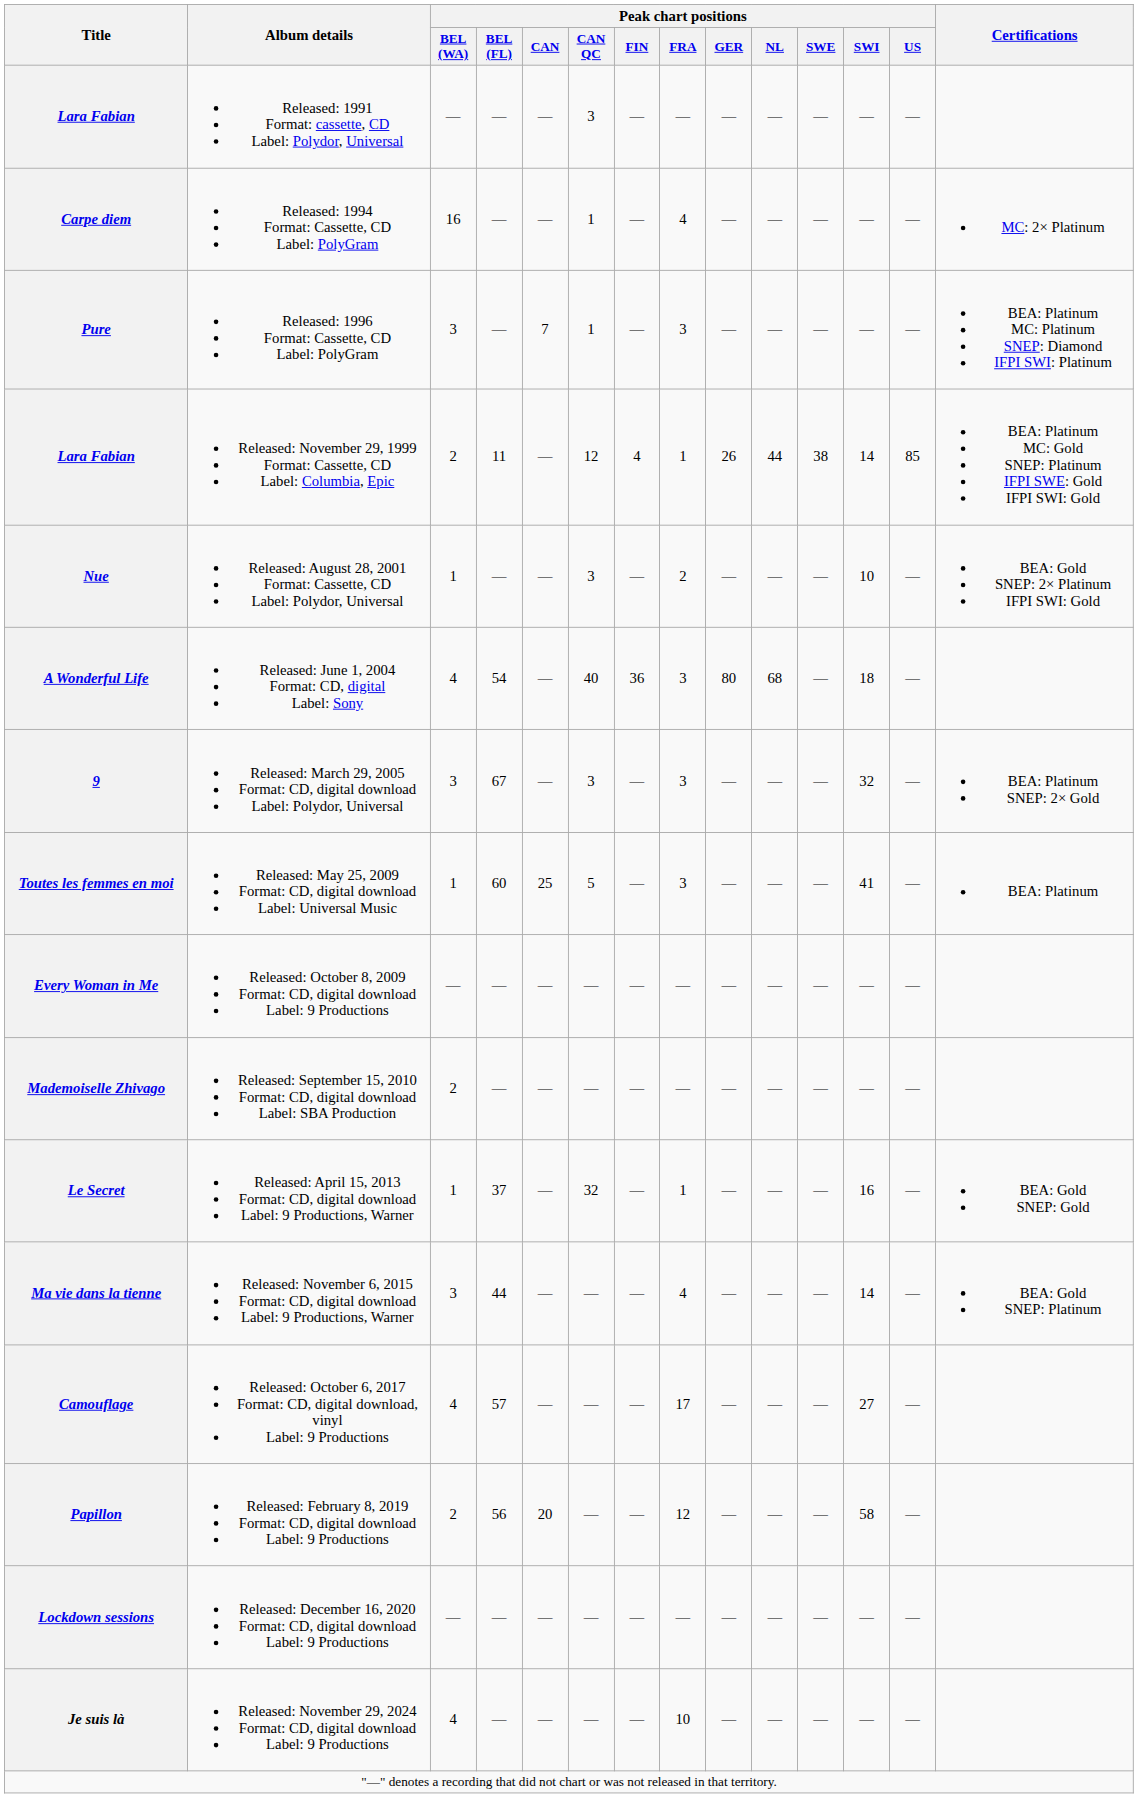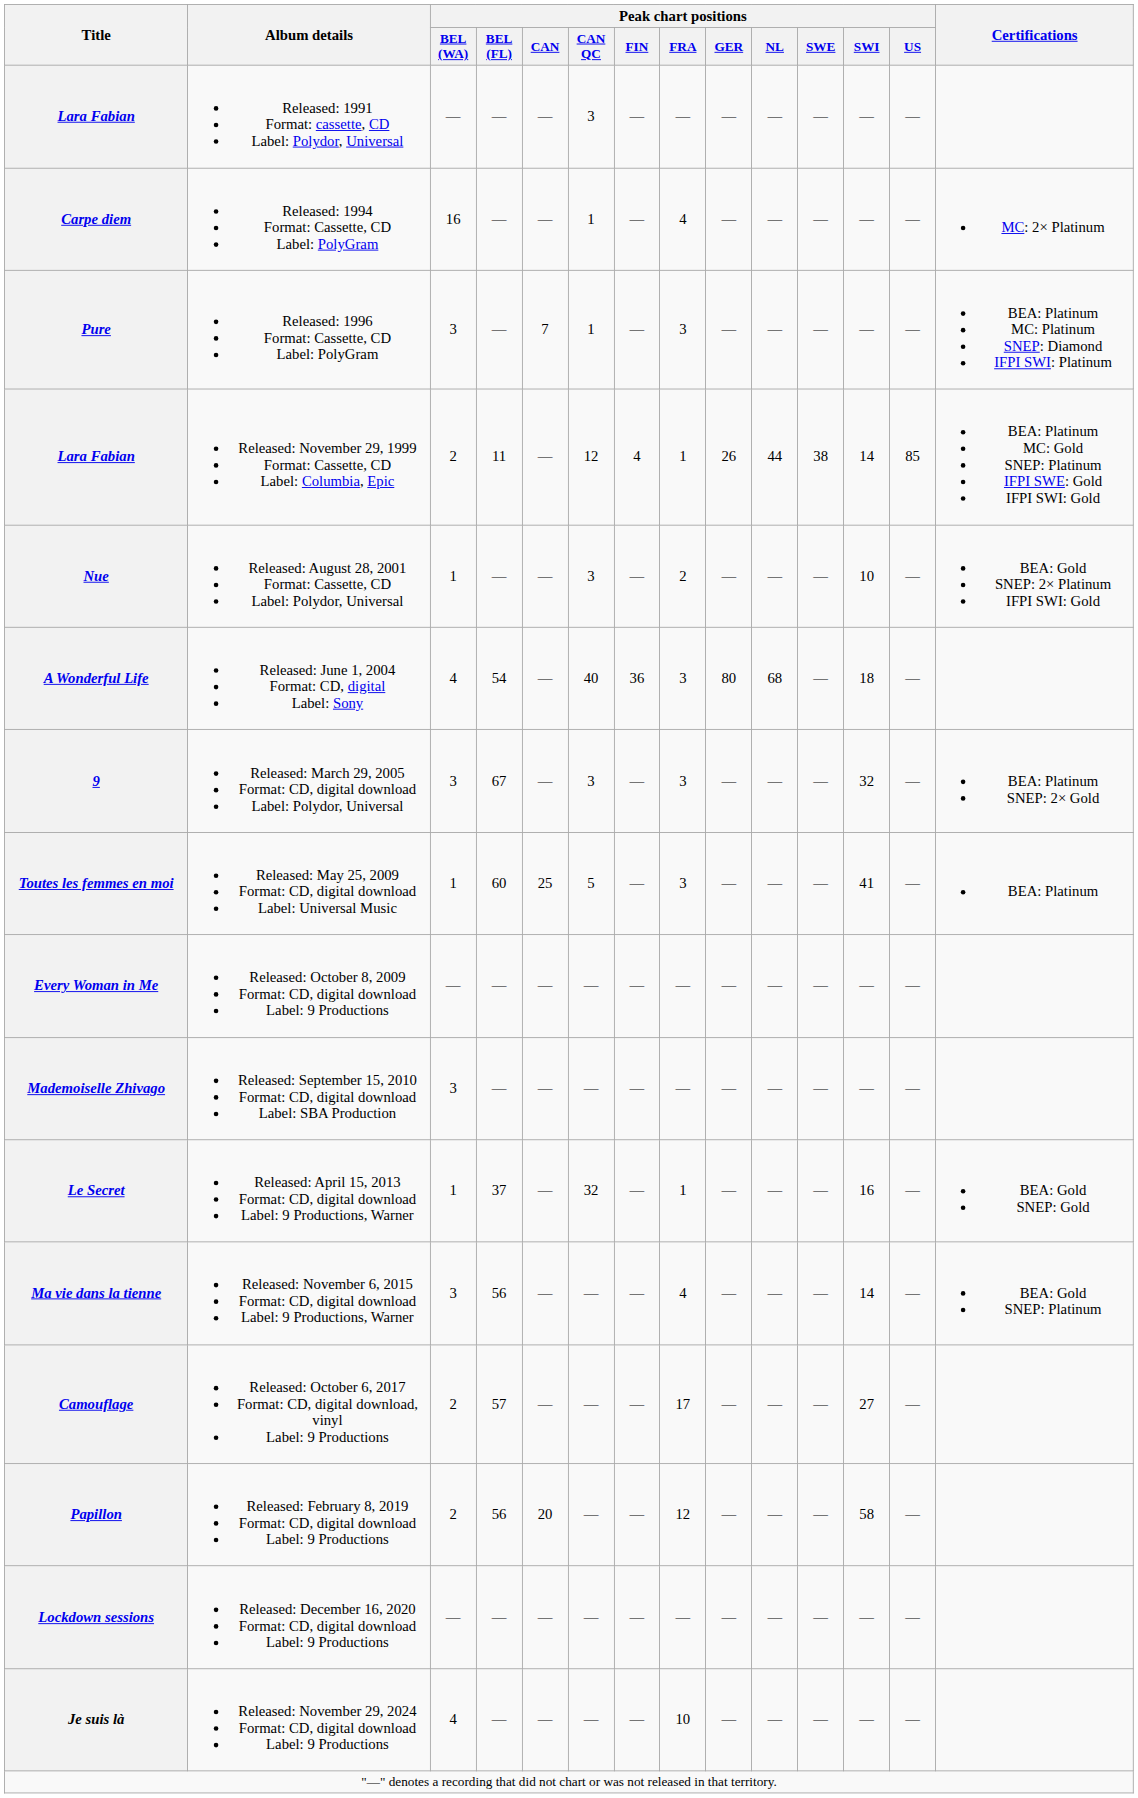(453, 1088) 2 -> (453, 1088) 3
(499, 1293) 44 -> (499, 1293) 56
(453, 1404) 4 -> (453, 1404) 2
